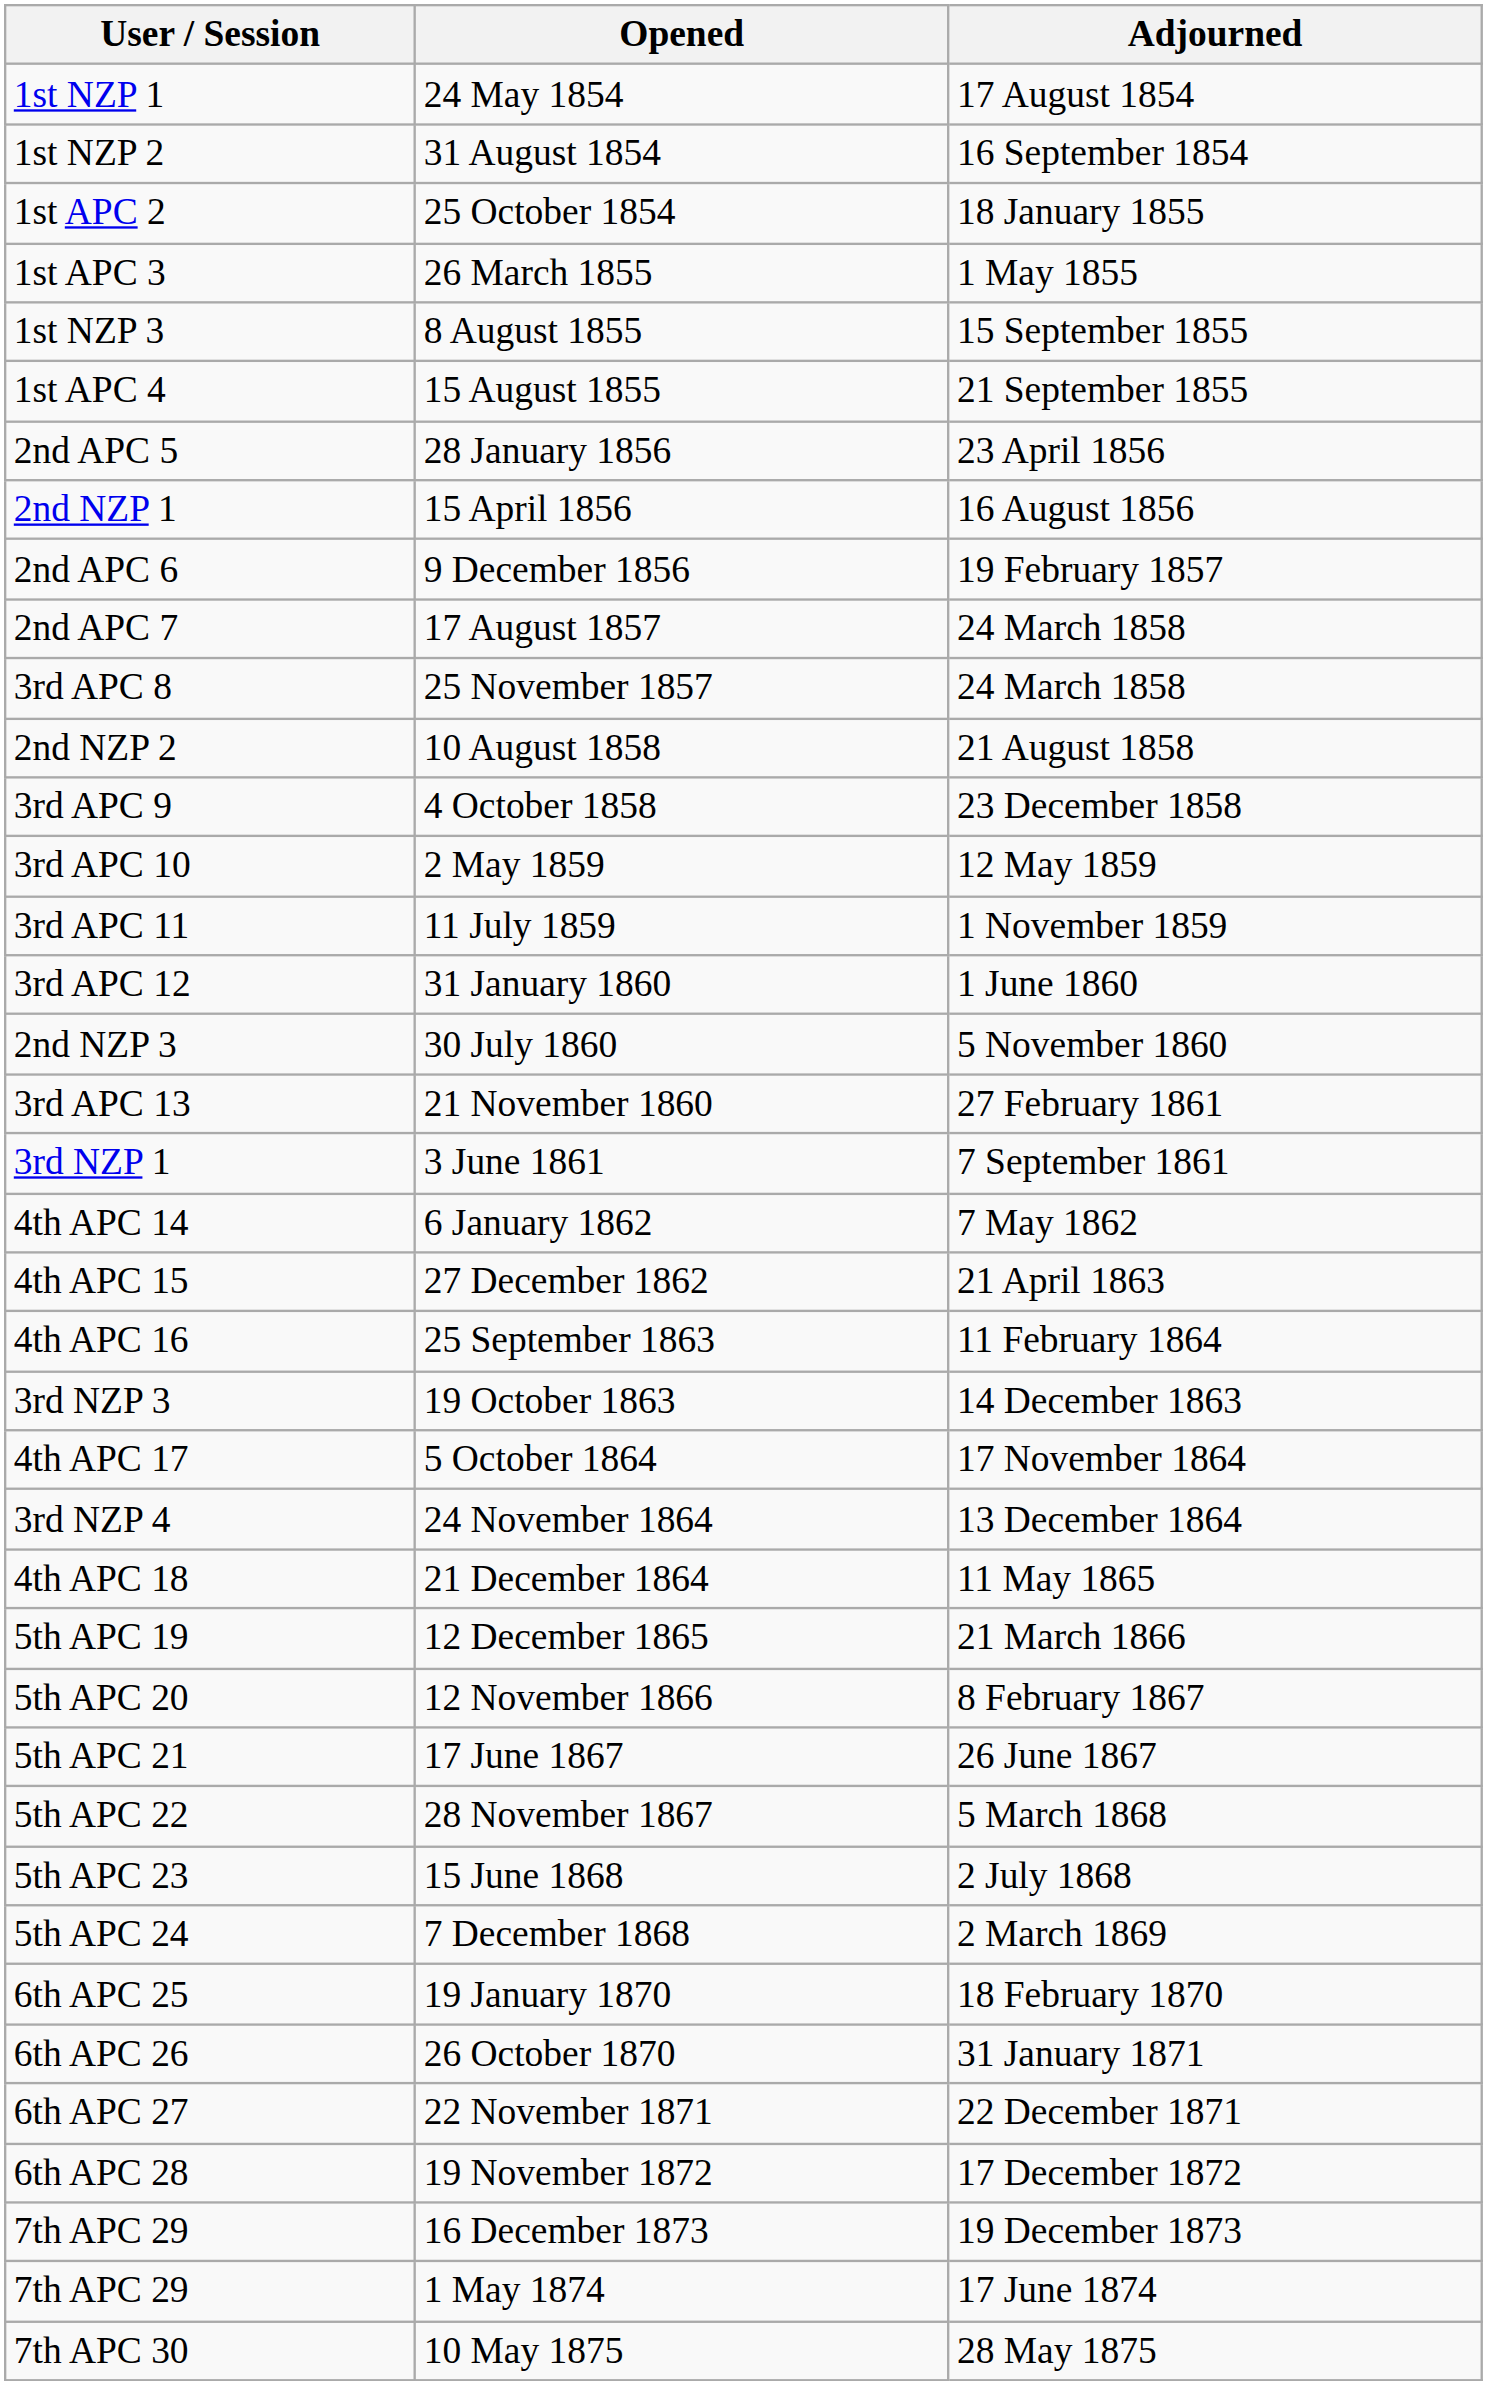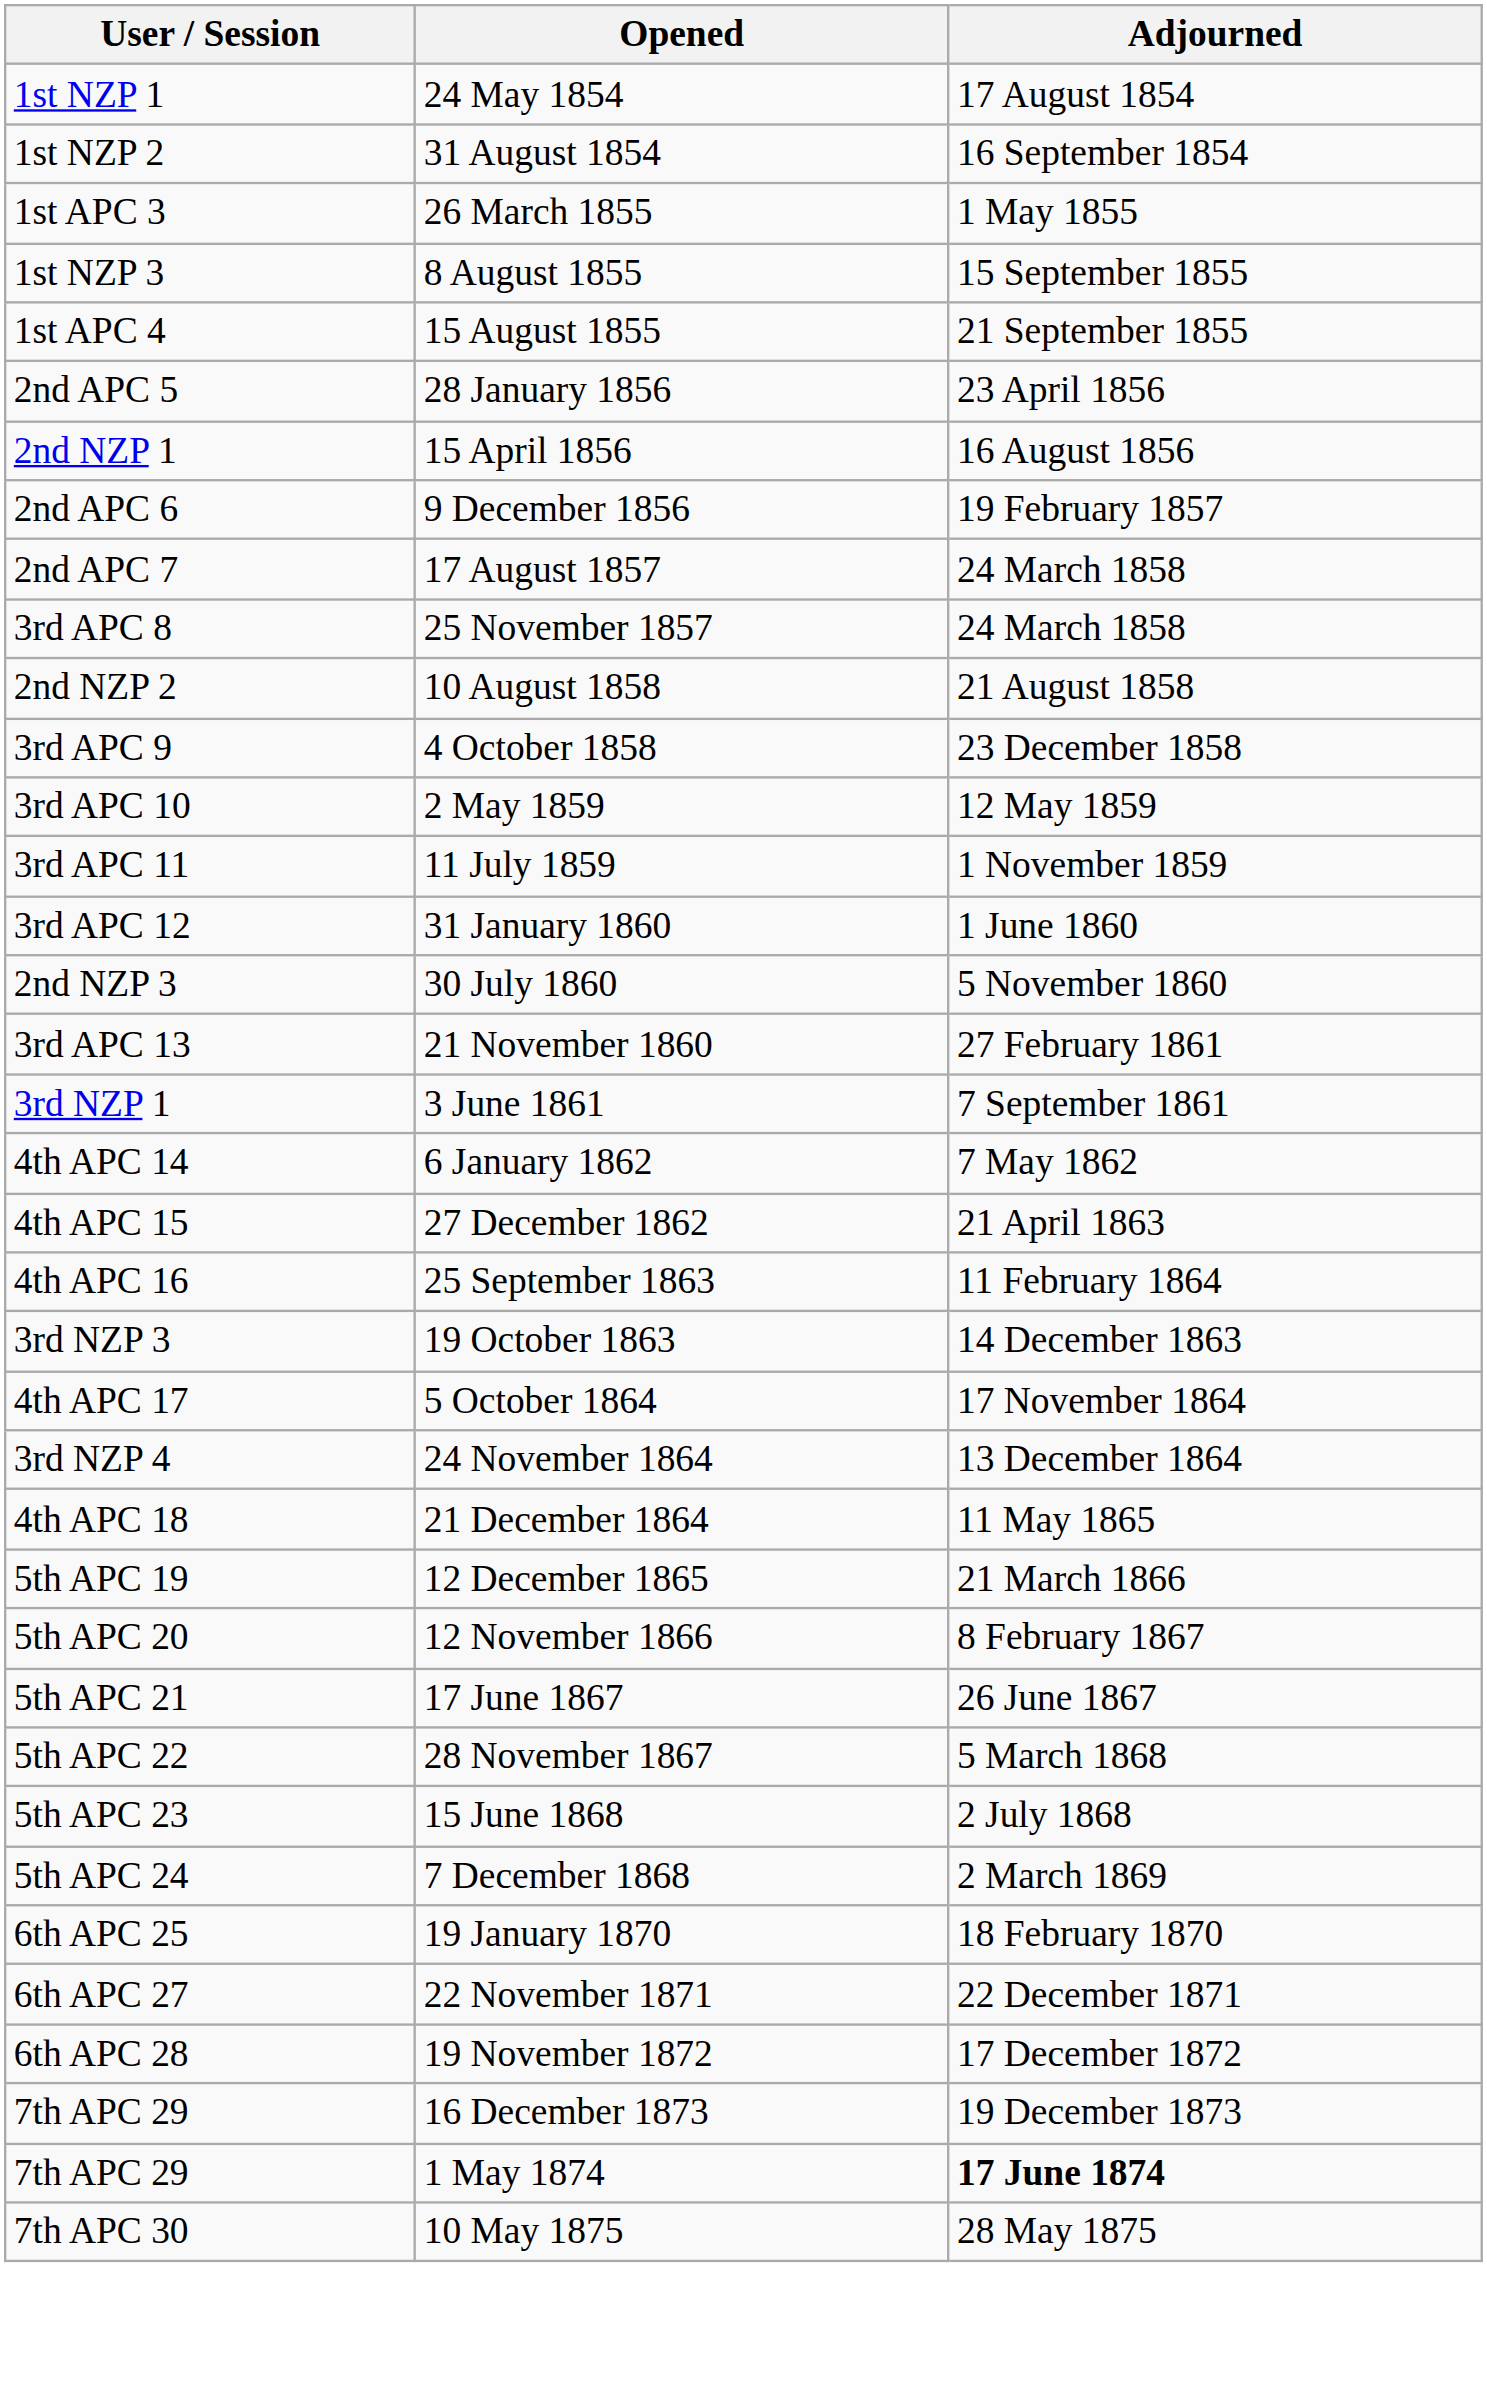- row: (550, 212)
- row: (550, 2053)
(1057, 2290) normal -> (1061, 2171) bold
